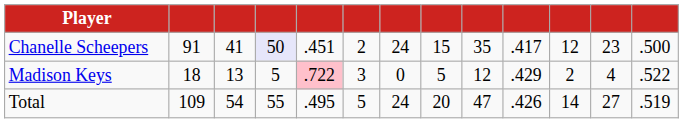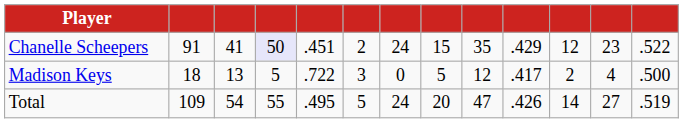(526, 46) .417 -> (526, 46) .429
(655, 46) .500 -> (655, 46) .522
(319, 74) pink background -> (319, 74) no background
(526, 74) .429 -> (526, 74) .417
(655, 74) .522 -> (655, 74) .500
